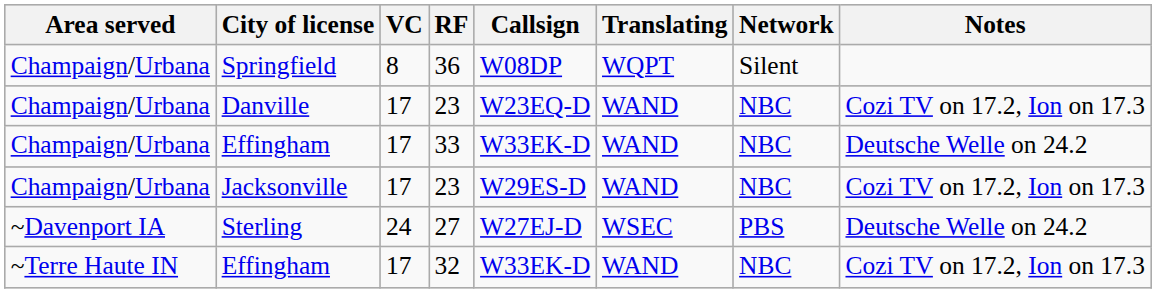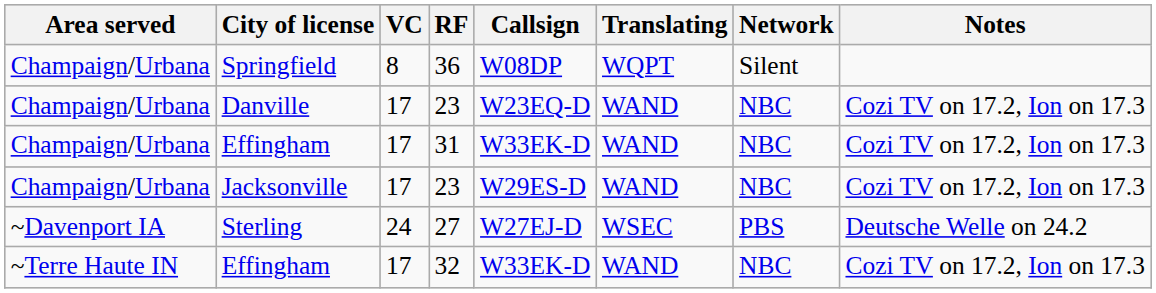(447, 145) 33 -> (447, 145) 31
(966, 145) Deutsche Welle on 24.2 -> (995, 145) Cozi TV on 17.2, Ion on 17.3
